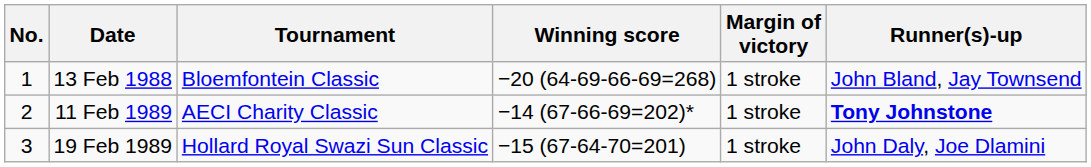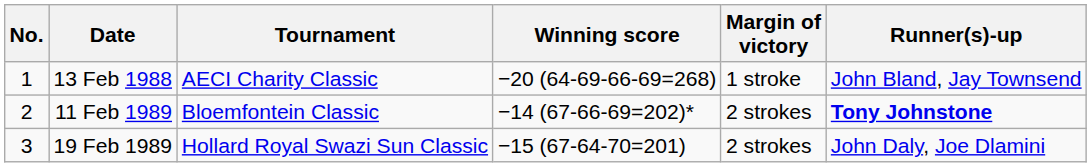(280, 79) Bloemfontein Classic -> (280, 79) AECI Charity Classic
(280, 112) AECI Charity Classic -> (280, 112) Bloemfontein Classic
(764, 112) 1 stroke -> (769, 112) 2 strokes
(764, 146) 1 stroke -> (769, 146) 2 strokes
